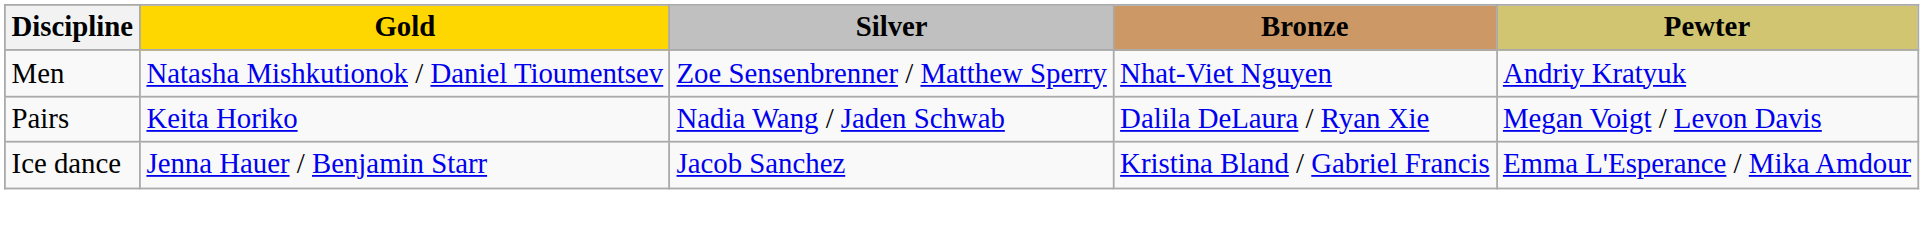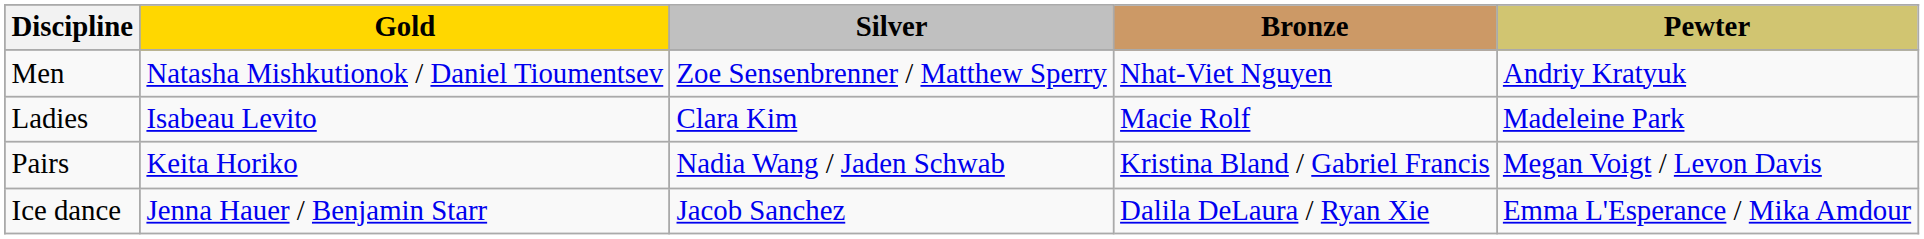+ row: (50, 118)
(1275, 118) Dalila DeLaura / Ryan Xie -> (1305, 164) Kristina Bland / Gabriel Francis
(1305, 164) Kristina Bland / Gabriel Francis -> (1275, 210) Dalila DeLaura / Ryan Xie
